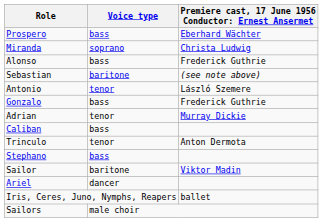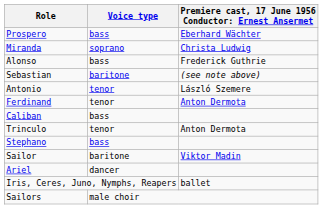- row: (24, 102)
+ row: (29, 102)
- row: (21, 116)
